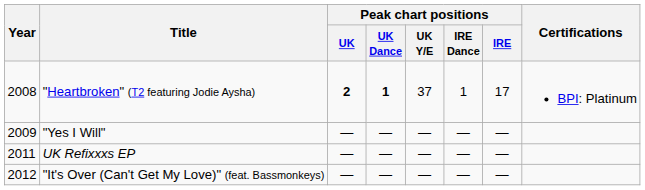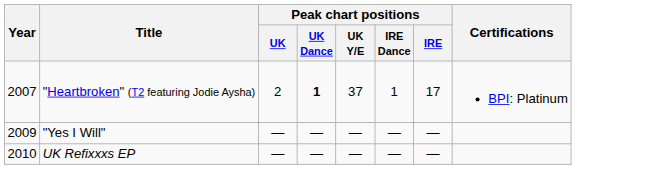(22, 91) 2008 -> (22, 91) 2007
(347, 91) bold -> (278, 91) normal
(22, 153) 2011 -> (22, 153) 2010
- row: (183, 174)
